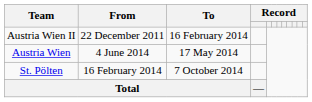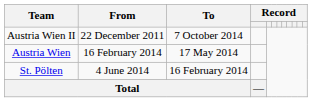(209, 35) 16 February 2014 -> (209, 35) 7 October 2014
(122, 53) 4 June 2014 -> (122, 53) 16 February 2014
(122, 70) 16 February 2014 -> (122, 70) 4 June 2014
(209, 70) 7 October 2014 -> (209, 70) 16 February 2014
